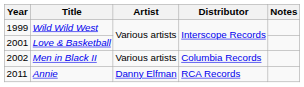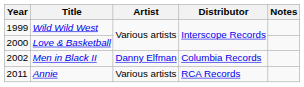(17, 43) 2001 -> (17, 43) 2000
(146, 58) Various artists -> (146, 58) Danny Elfman
(146, 74) Danny Elfman -> (146, 74) Various artists
